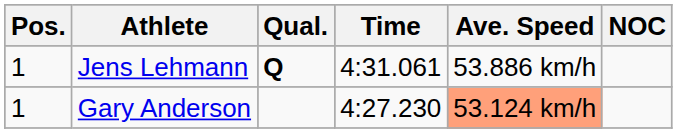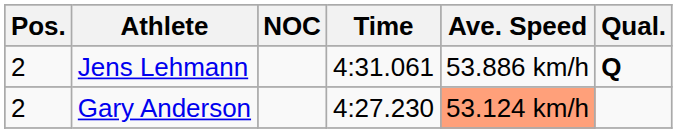columns swapped: (637, 26) <-> (296, 26)
(18, 67) 1 -> (18, 67) 2
(18, 108) 1 -> (18, 108) 2
